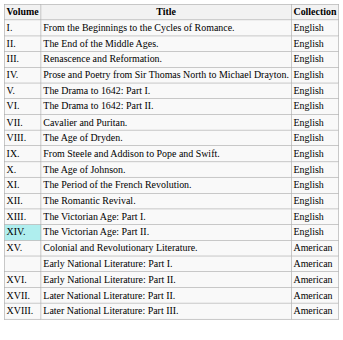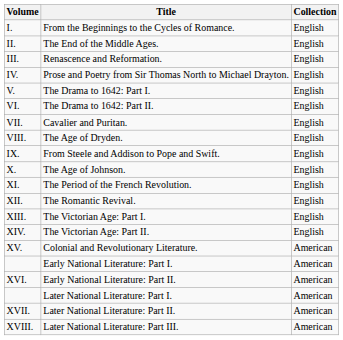(16, 232) paleturquoise background -> (16, 232) no background
+ row: (108, 295)
